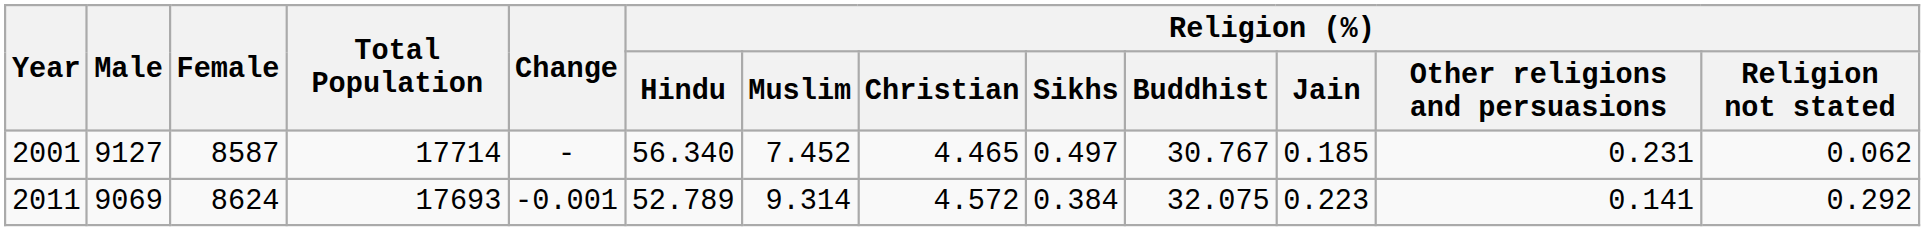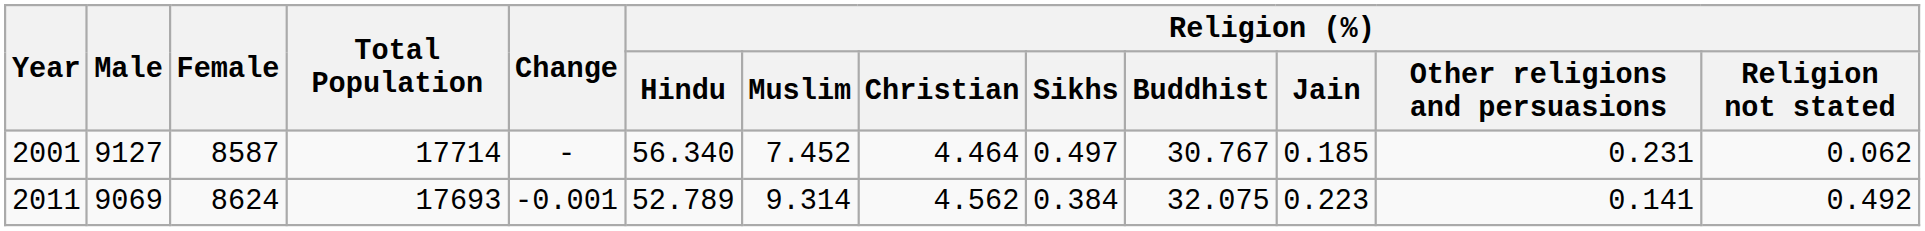(976, 155) 4.465 -> (976, 155) 4.464
(976, 201) 4.572 -> (976, 201) 4.562
(1869, 201) 0.292 -> (1869, 201) 0.492
